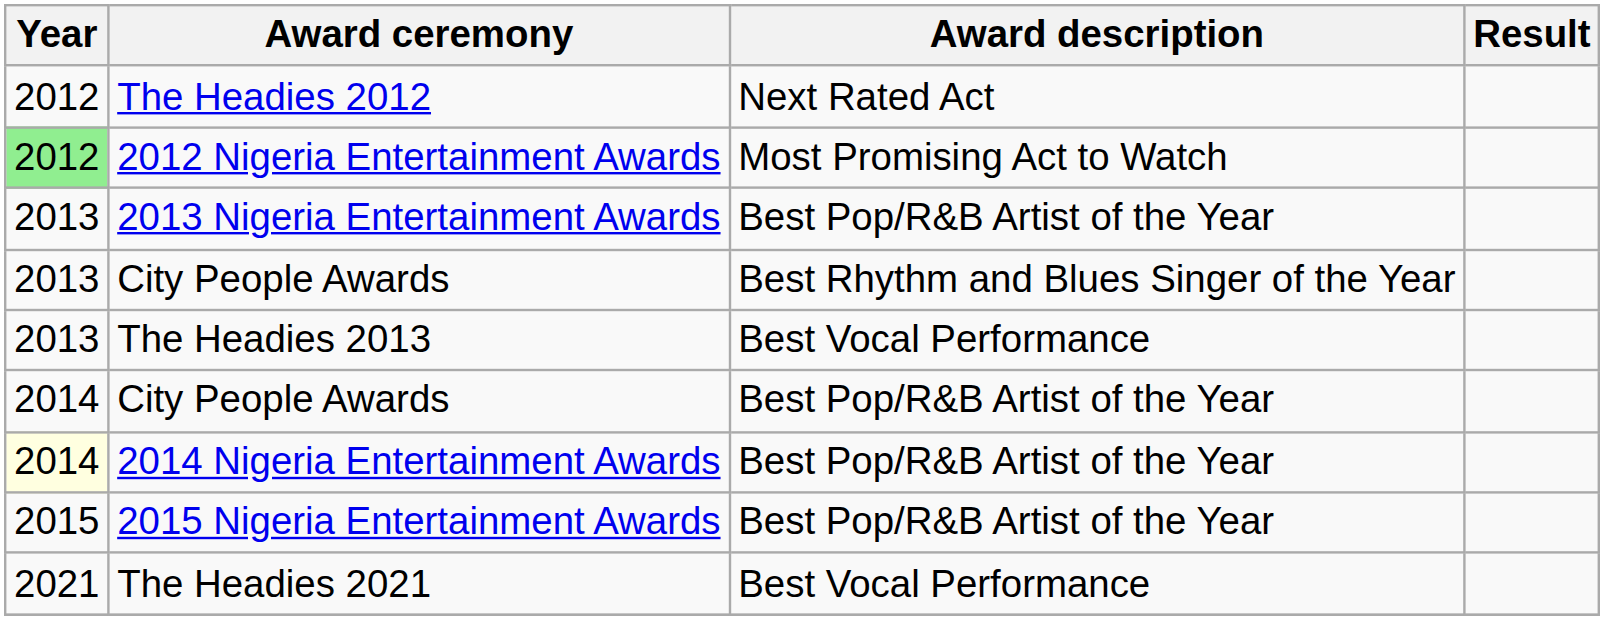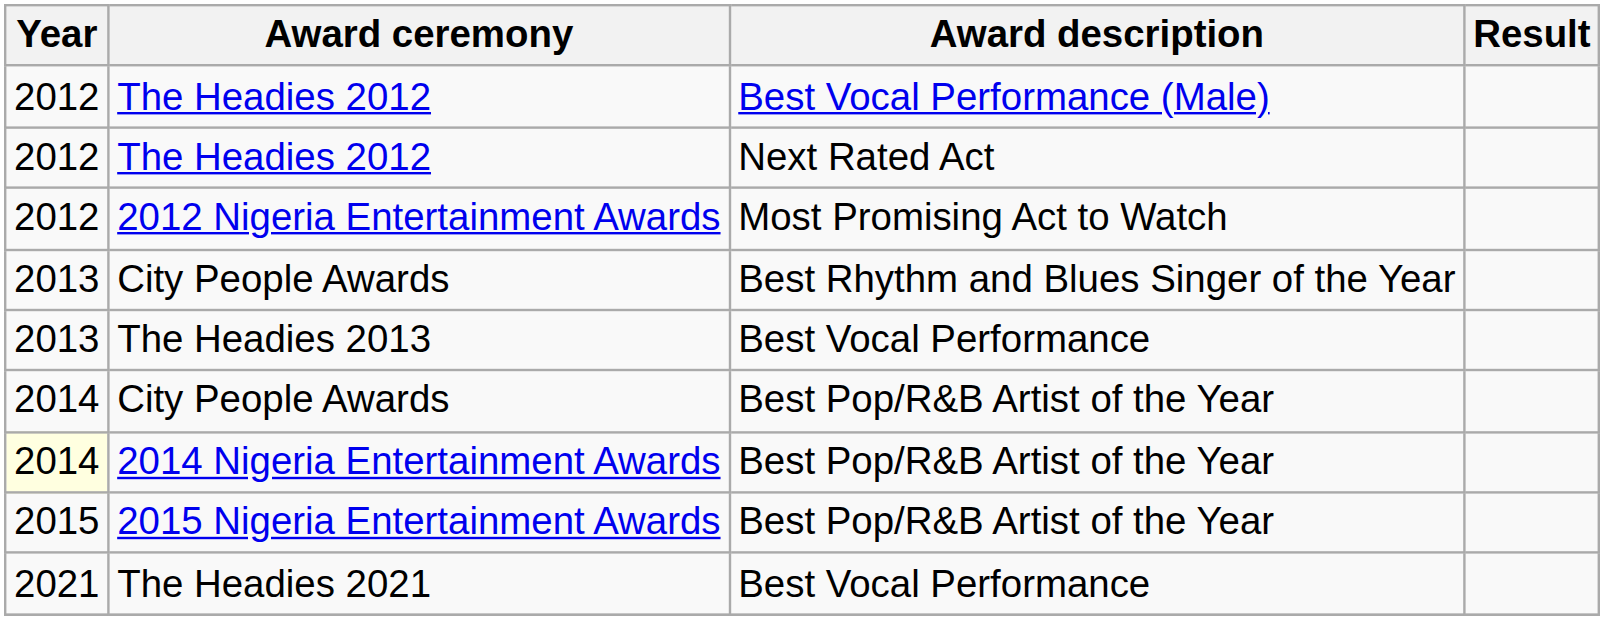+ row: (274, 95)
(57, 156) lightgreen background -> (57, 217) no background
- row: (419, 217)
